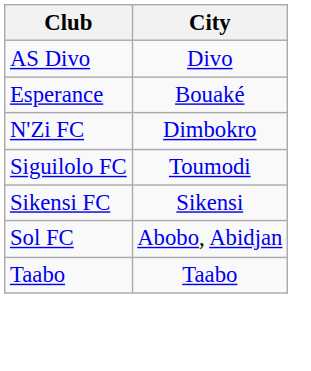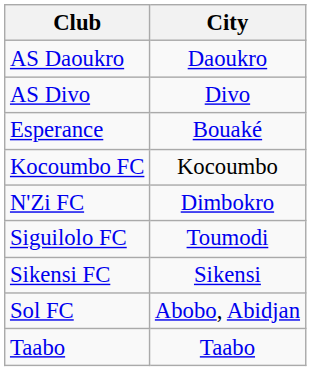+ row: (67, 58)
+ row: (77, 166)
